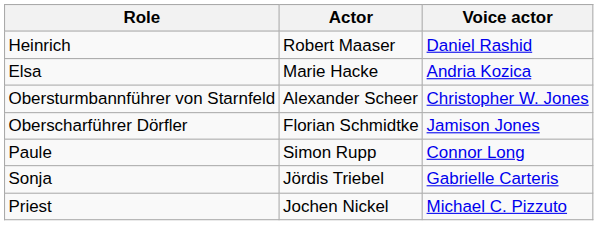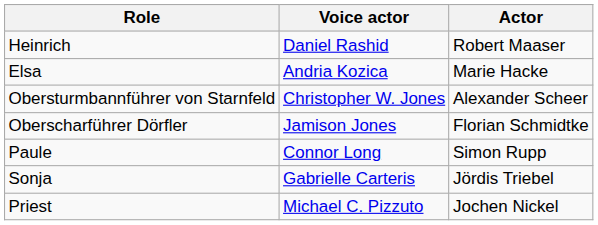columns swapped: (351, 17) <-> (508, 17)
